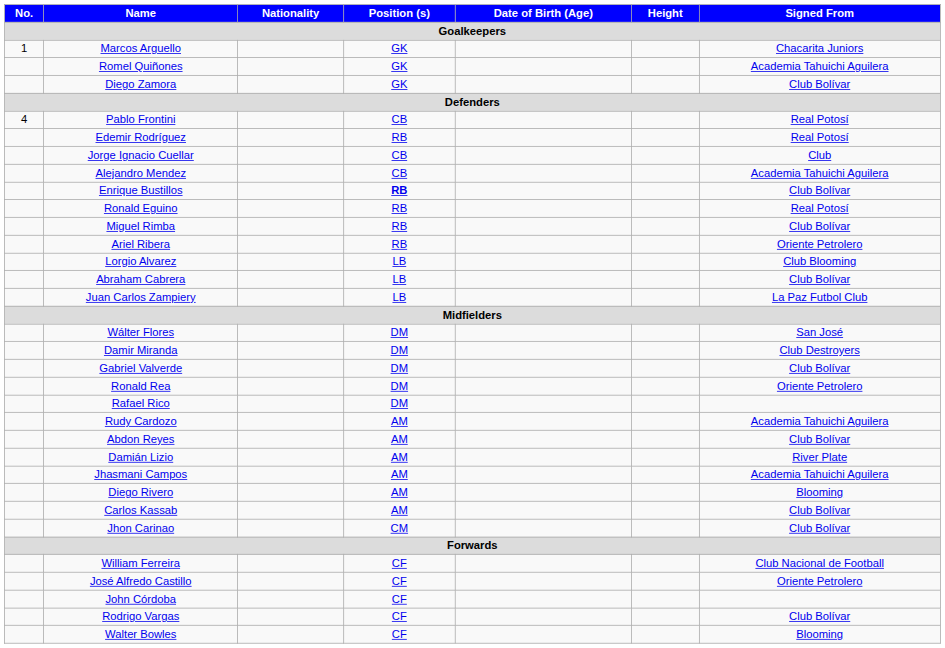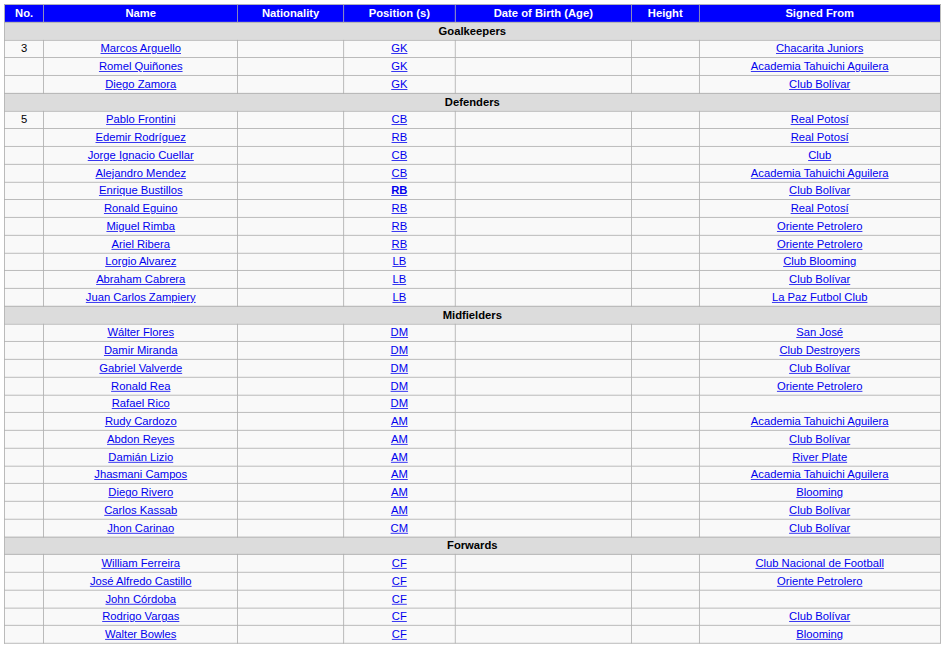(24, 49) 1 -> (24, 49) 3
(24, 120) 4 -> (24, 120) 5
(820, 227) Club Bolívar -> (820, 227) Oriente Petrolero
